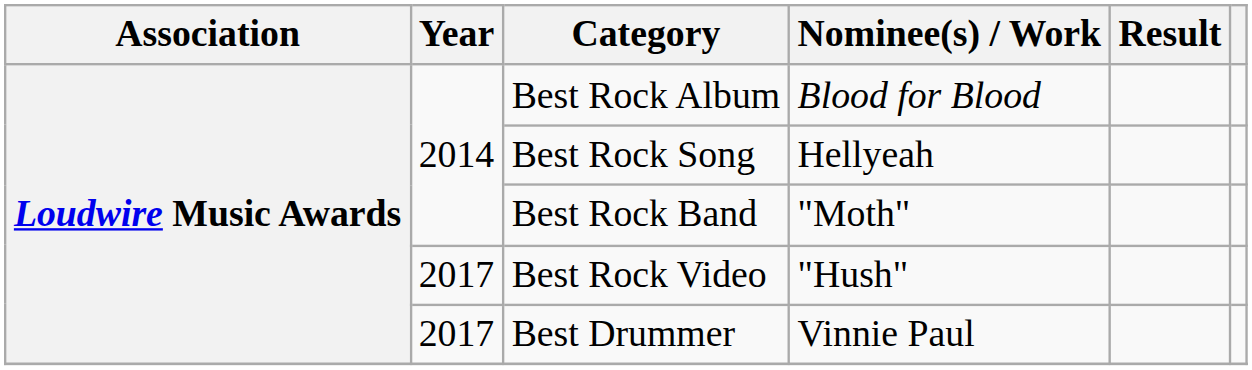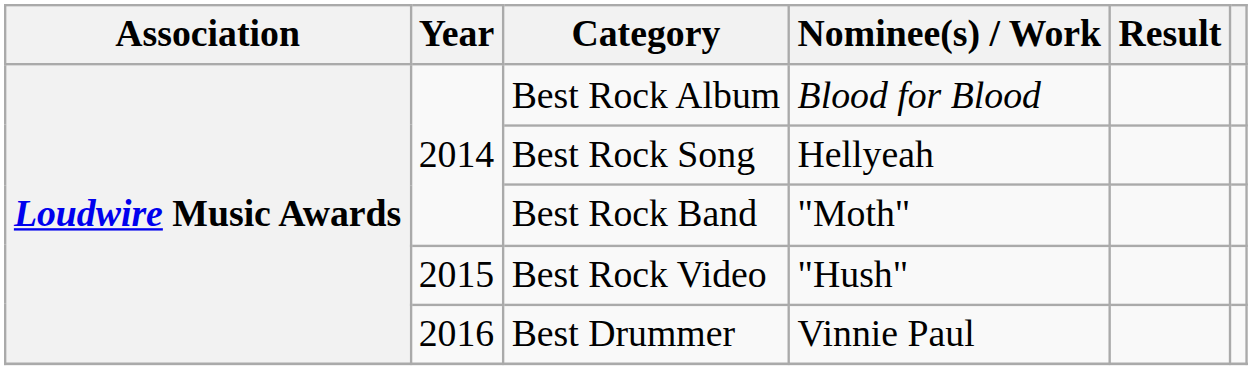(456, 273) 2017 -> (456, 273) 2015
(456, 333) 2017 -> (456, 333) 2016
